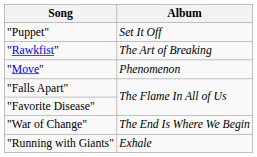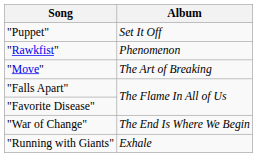(166, 50) The Art of Breaking -> (150, 50) Phenomenon
(150, 69) Phenomenon -> (166, 69) The Art of Breaking
